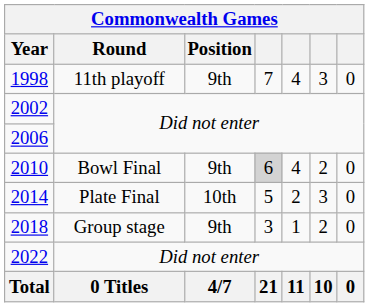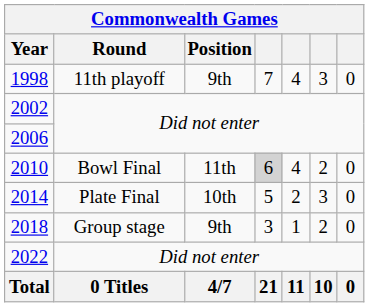(220, 167) 9th -> (220, 167) 11th
